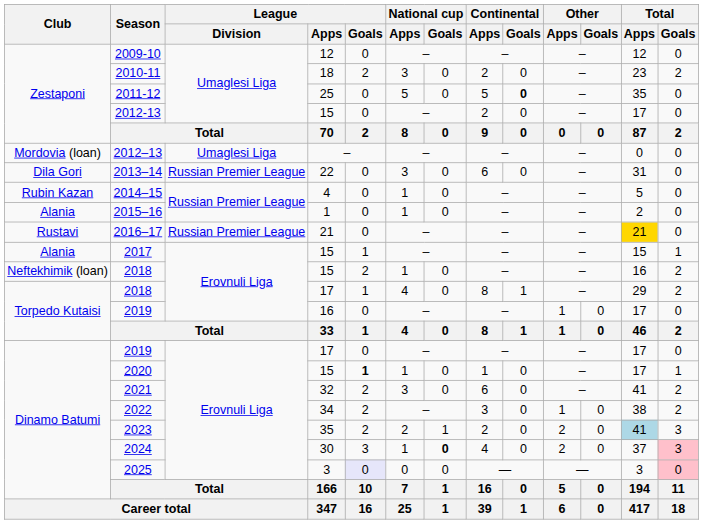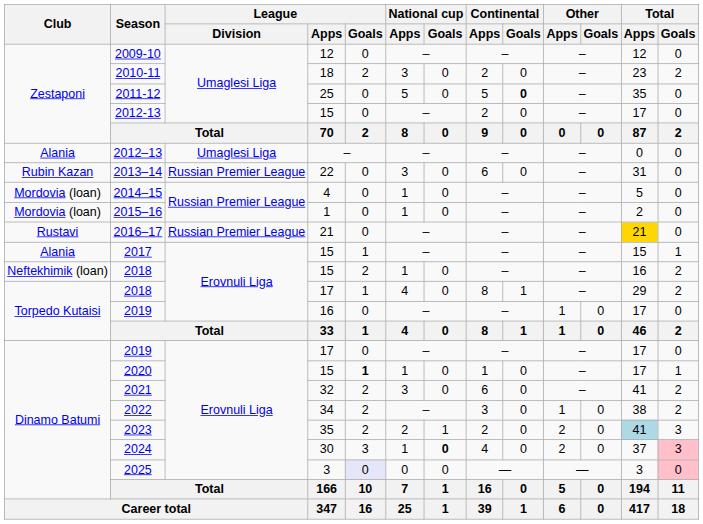(58, 152) Mordovia (loan) -> (58, 152) Alania
(58, 172) Dila Gori -> (58, 172) Rubin Kazan
(58, 192) Rubin Kazan -> (58, 192) Mordovia (loan)
(58, 212) Alania -> (58, 212) Mordovia (loan)
